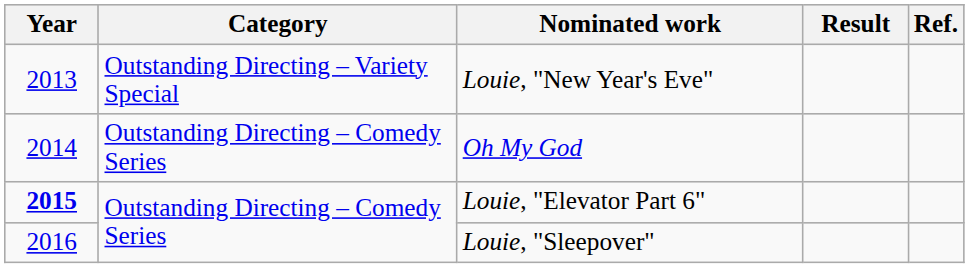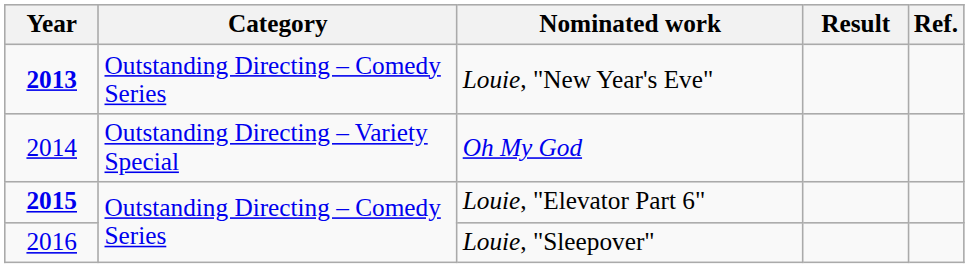(52, 78) normal -> (52, 78) bold
(266, 78) Outstanding Directing – Variety Special -> (273, 78) Outstanding Directing – Comedy Series
(273, 147) Outstanding Directing – Comedy Series -> (266, 147) Outstanding Directing – Variety Special
